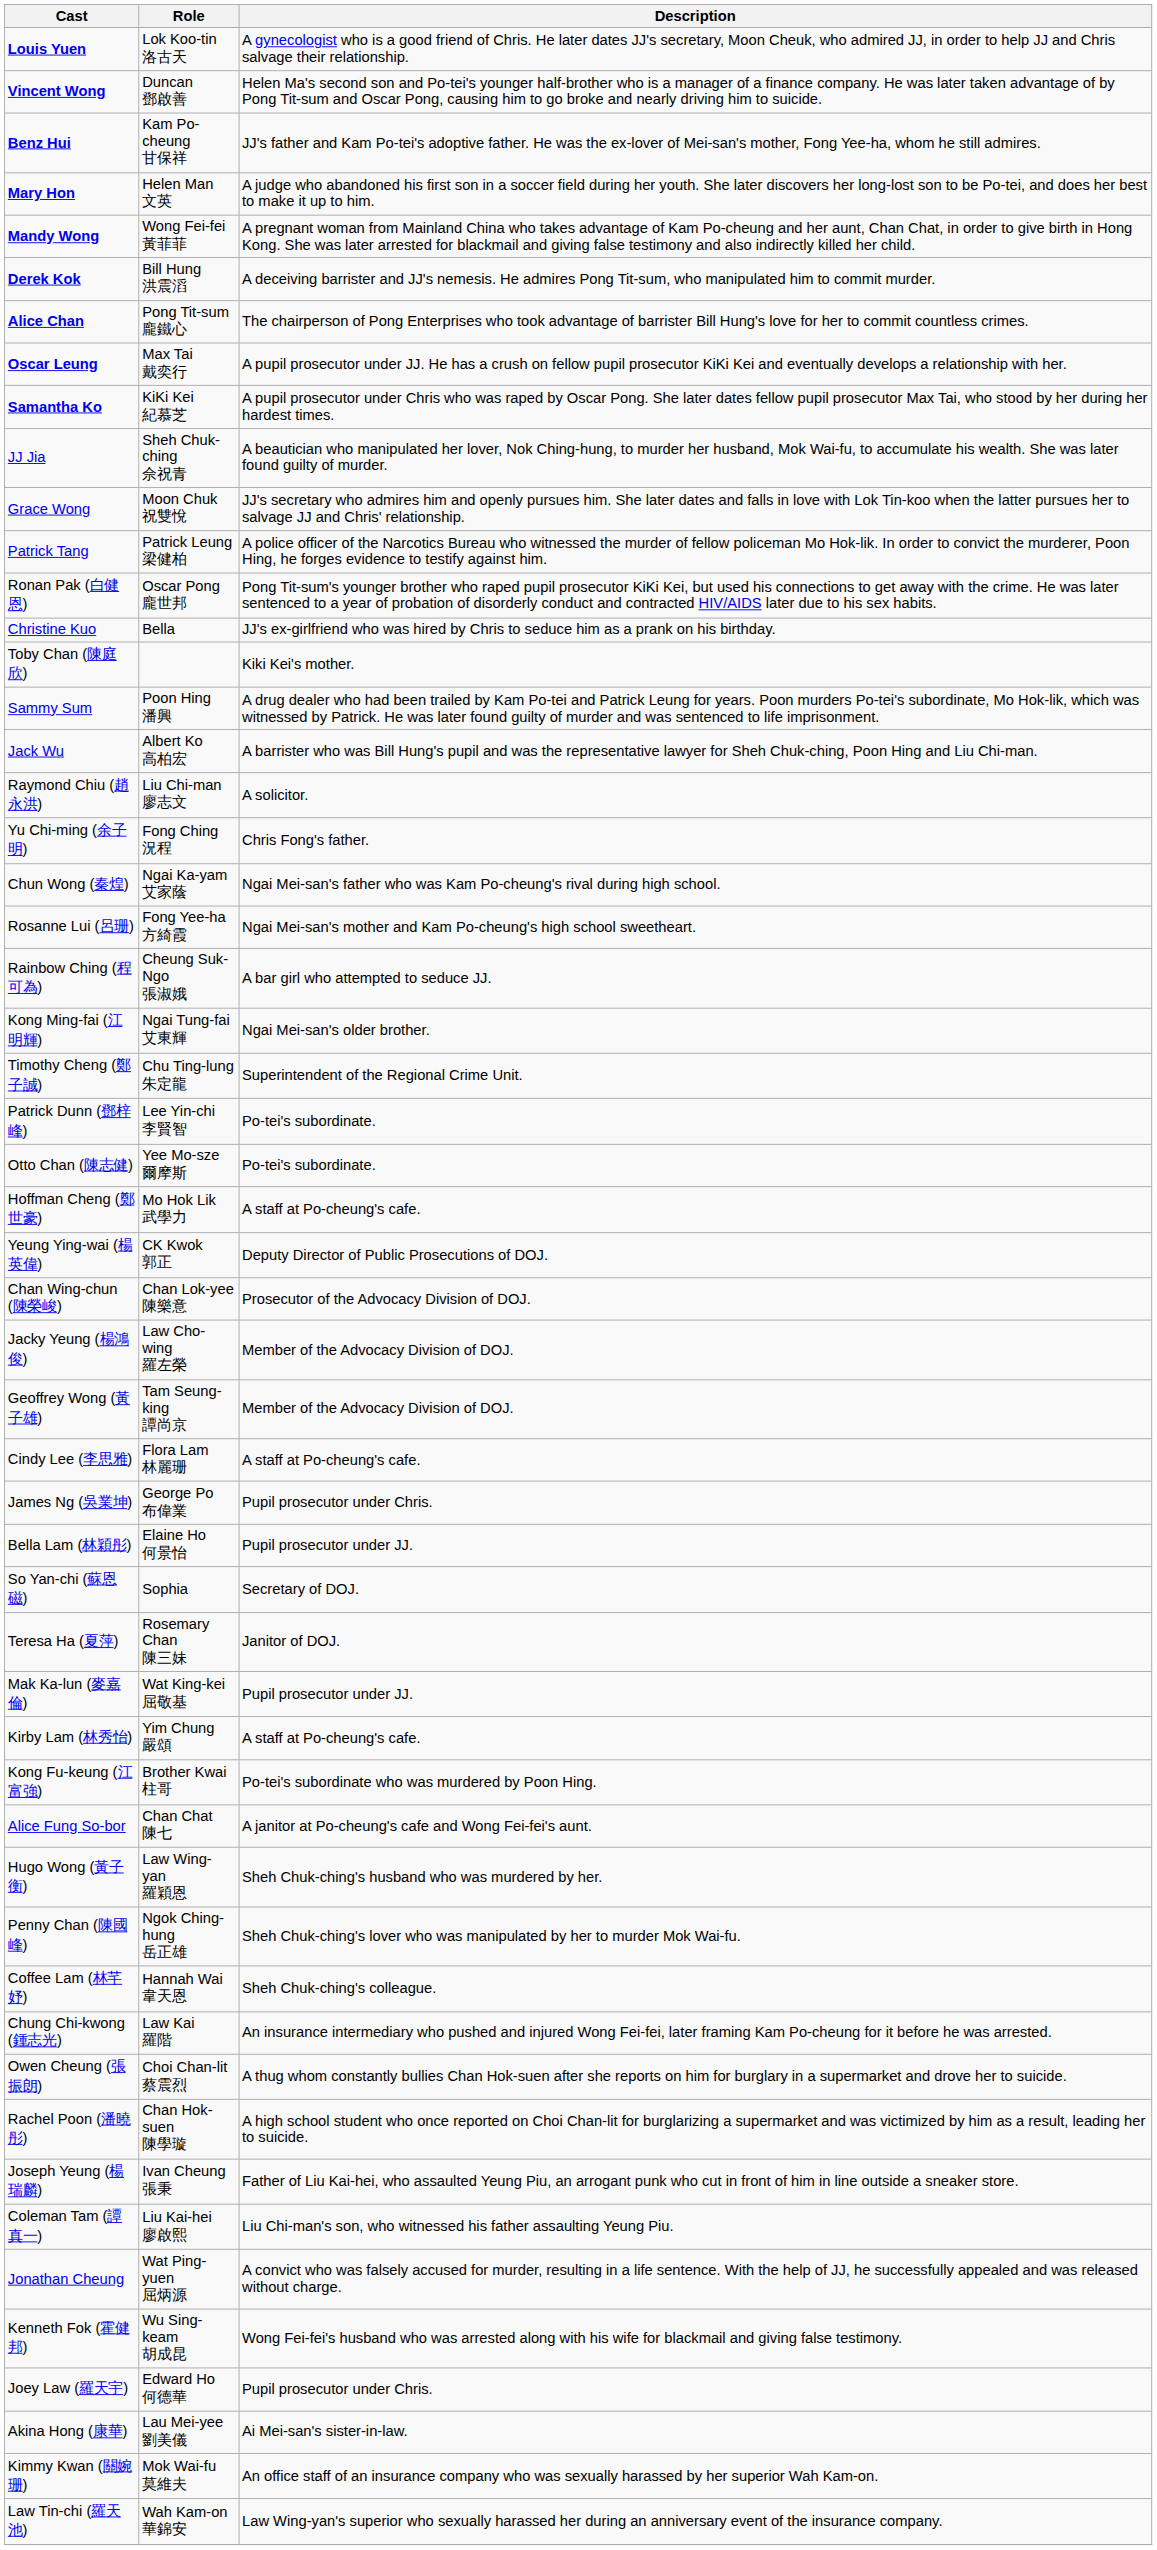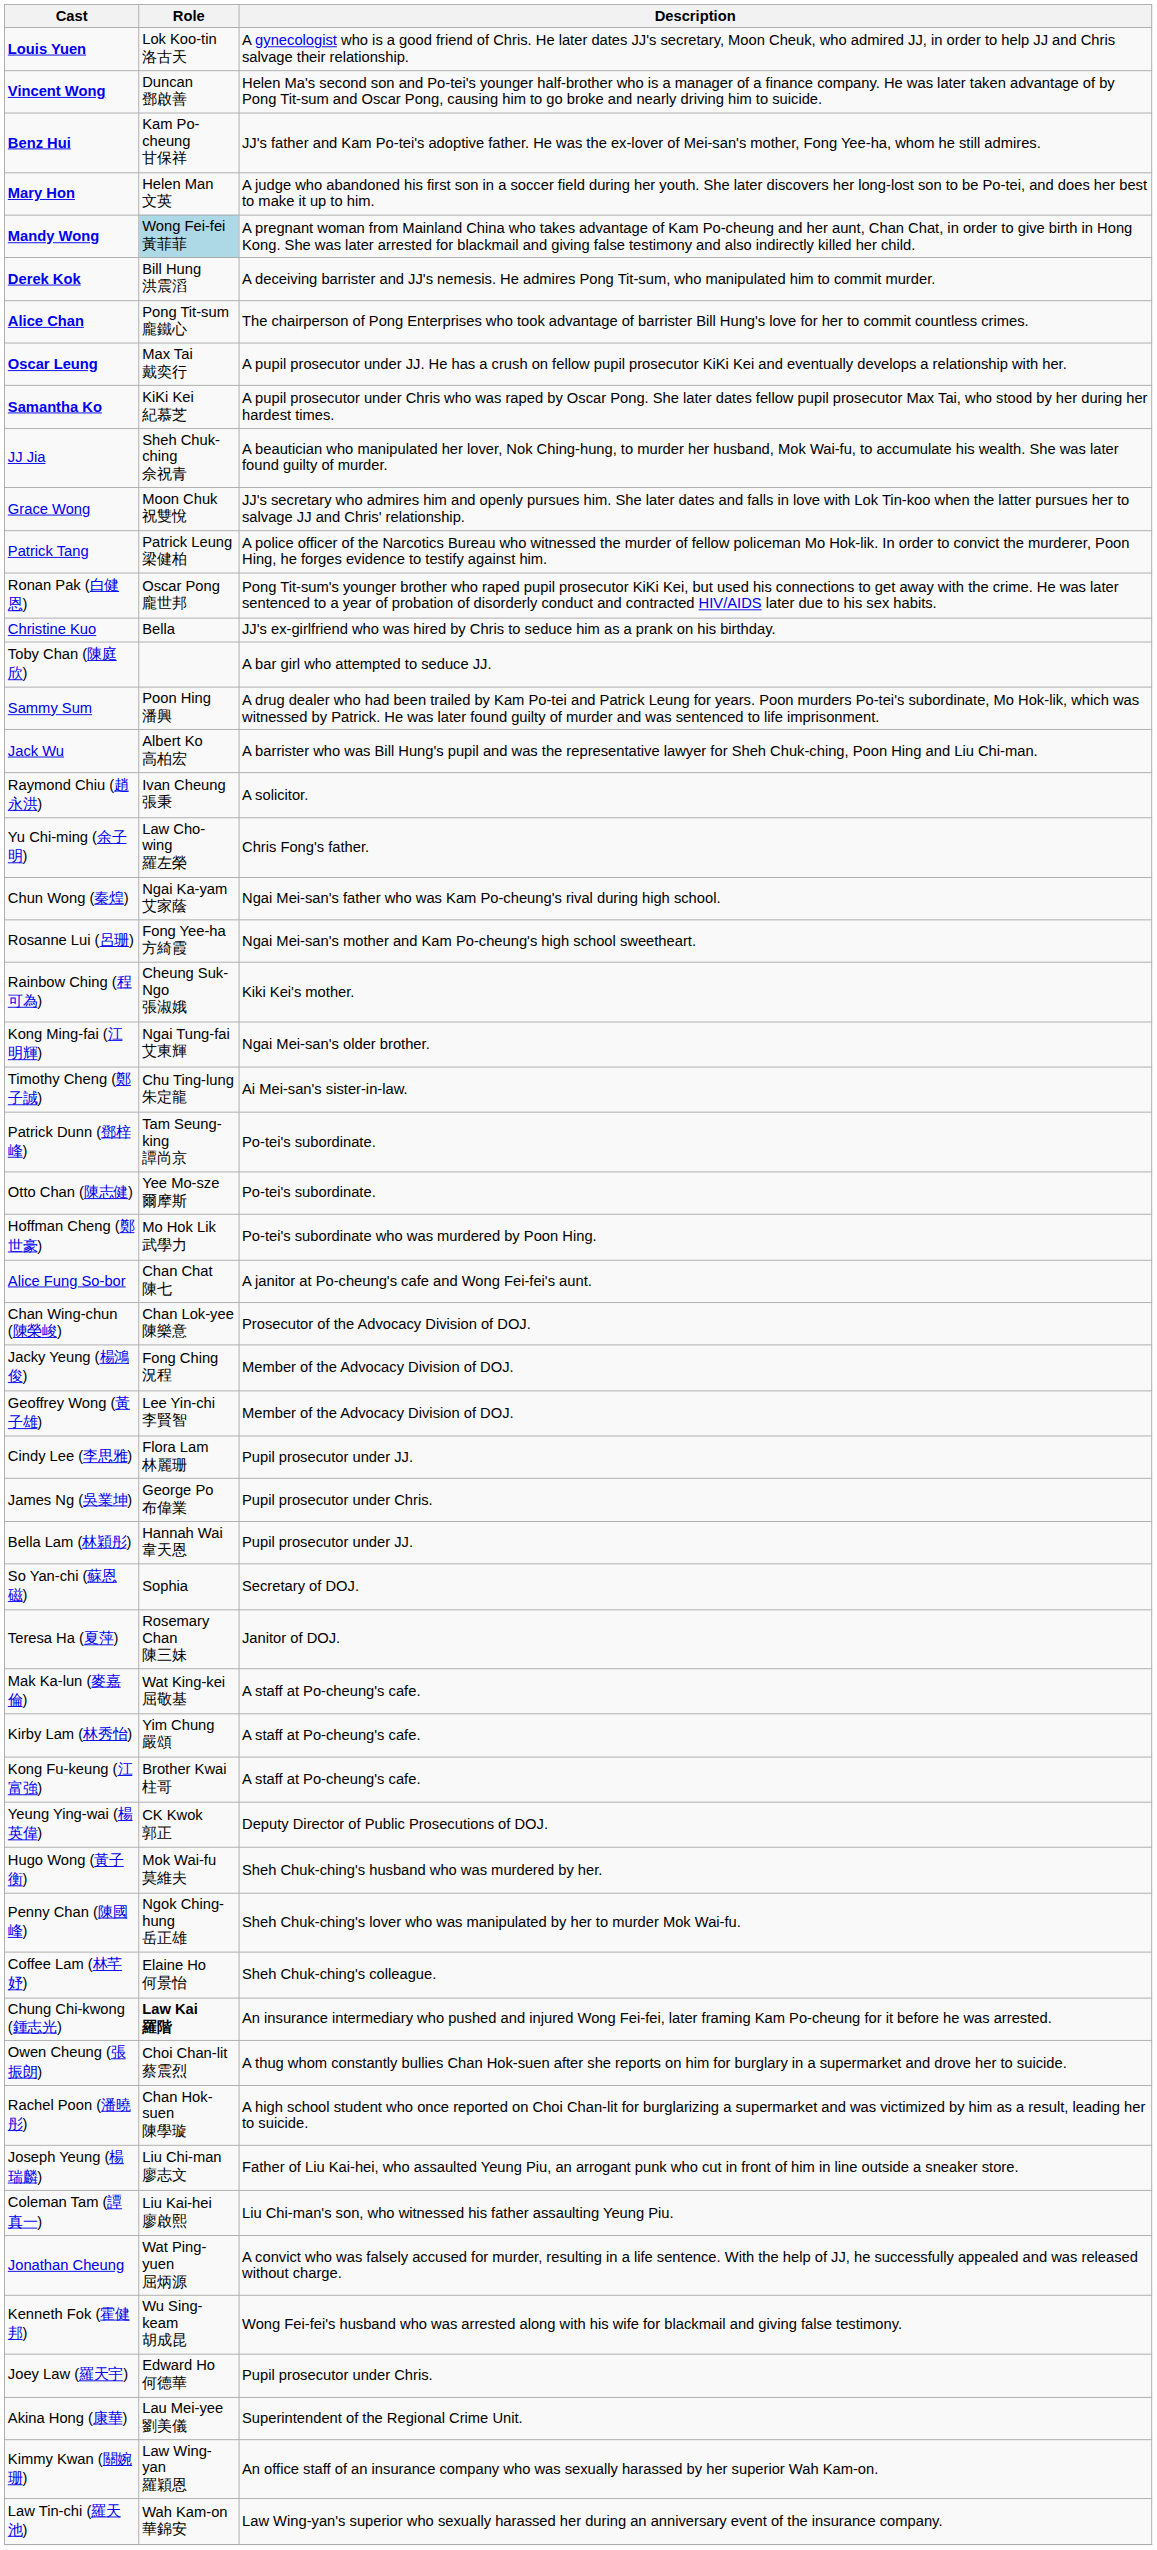(184, 235) no background -> (184, 235) lightblue background
(298, 664) Kiki Kei's mother. -> (367, 664) A bar girl who attempted to seduce JJ.
(182, 794) Liu Chi-man 廖志文 -> (184, 794) Ivan Cheung 張秉
(180, 839) Fong Ching 況程 -> (174, 846) Law Cho-wing 羅左榮
(367, 978) A bar girl who attempted to seduce JJ. -> (298, 992) Kiki Kei's mother.
(382, 1076) Superintendent of the Regional Crime Unit. -> (325, 1089) Ai Mei-san's sister-in-law.
(179, 1120) Lee Yin-chi 李賢智 -> (182, 1141) Tam Seung-king 譚尚京
(331, 1209) A staff at Po-cheung's cafe. -> (419, 1237) Po-tei's subordinate who was murdered by Poon Hing.
rows swapped: (70, 1254) <-> (67, 1826)
(174, 1349) Law Cho-wing 羅左榮 -> (180, 1366) Fong Ching 況程
(182, 1408) Tam Seung-king 譚尚京 -> (179, 1412) Lee Yin-chi 李賢智
(331, 1460) A staff at Po-cheung's cafe. -> (328, 1457) Pupil prosecutor under JJ.
(174, 1544) Elaine Ho 何景怡 -> (182, 1541) Hannah Wai 韋天恩
(328, 1694) Pupil prosecutor under JJ. -> (331, 1691) A staff at Po-cheung's cafe.
(419, 1782) Po-tei's subordinate who was murdered by Poon Hing. -> (331, 1779) A staff at Po-cheung's cafe.
(177, 1876) Law Wing-yan 羅穎恩 -> (179, 1869) Mok Wai-fu 莫維夫
(182, 1987) Hannah Wai 韋天恩 -> (174, 1974) Elaine Ho 何景怡
(168, 2031) normal -> (170, 2018) bold
(184, 2180) Ivan Cheung 張秉 -> (182, 2166) Liu Chi-man 廖志文
(325, 2432) Ai Mei-san's sister-in-law. -> (382, 2418) Superintendent of the Regional Crime Unit.
(179, 2475) Mok Wai-fu 莫維夫 -> (177, 2468) Law Wing-yan 羅穎恩
